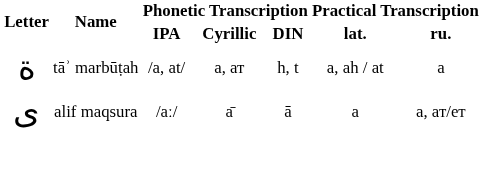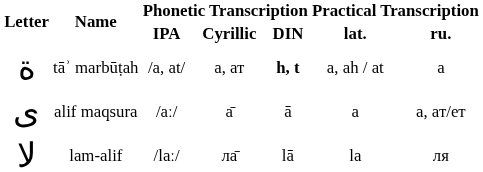(288, 67) normal -> (288, 67) bold
+ row: (96, 155)
